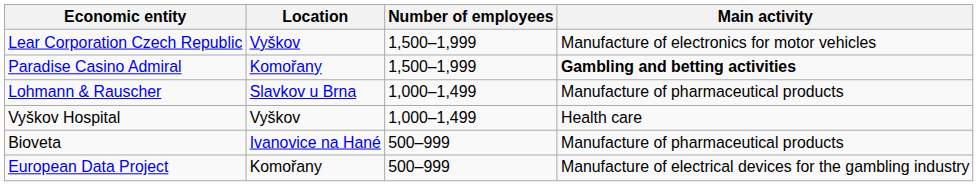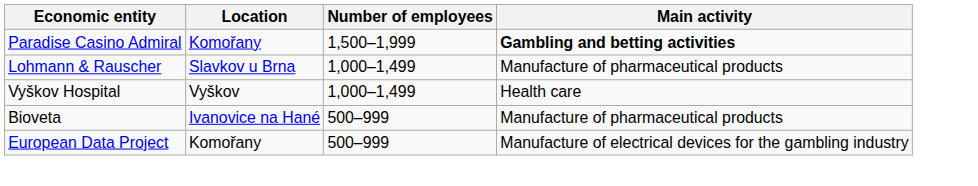- row: (125, 42)
